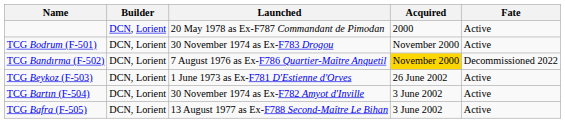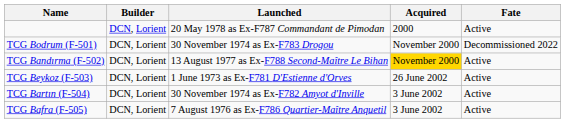(477, 45) Active -> (511, 45) Decommissioned 2022
(279, 61) 7 August 1976 as Ex-F786 Quartier-Maître Anquetil -> (279, 61) 13 August 1977 as Ex-F788 Second-Maître Le Bihan
(511, 61) Decommissioned 2022 -> (477, 61) Active
(279, 110) 13 August 1977 as Ex-F788 Second-Maître Le Bihan -> (279, 110) 7 August 1976 as Ex-F786 Quartier-Maître Anquetil
